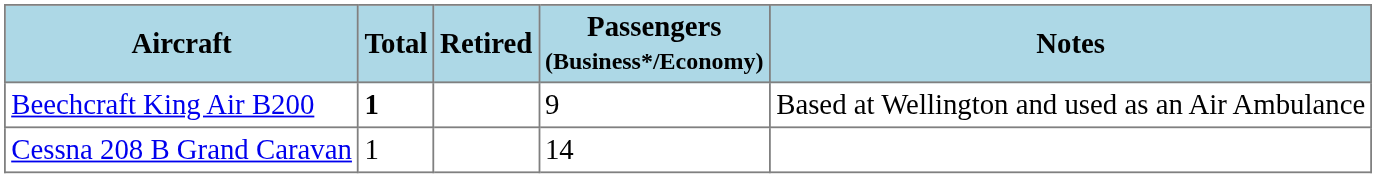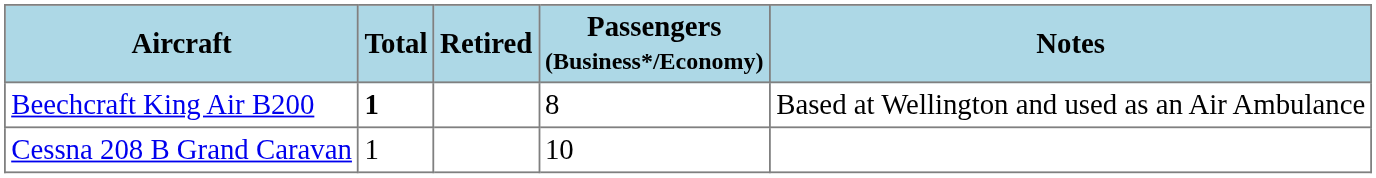(552, 104) 9 -> (552, 104) 8
(559, 149) 14 -> (559, 149) 10
